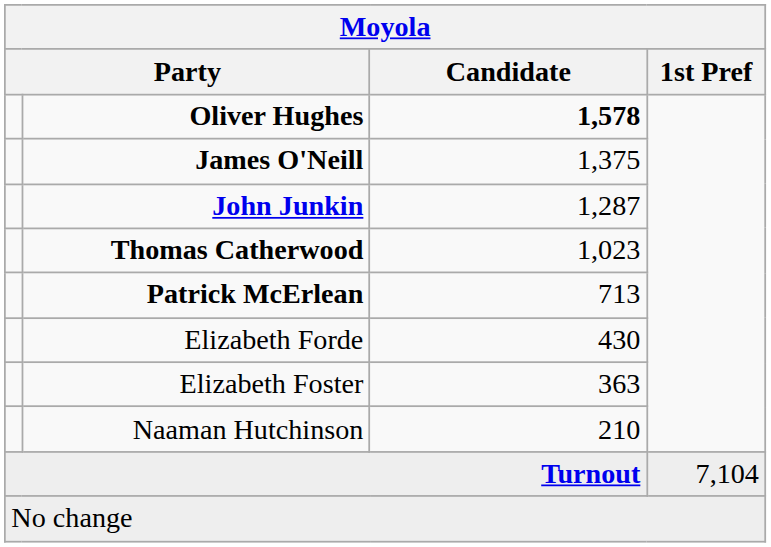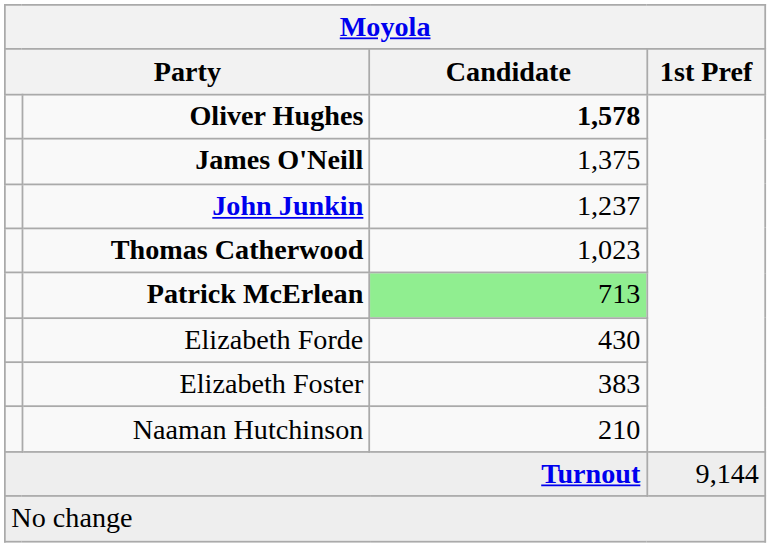(609, 205) 1,287 -> (609, 205) 1,237
(619, 294) no background -> (619, 294) lightgreen background
(619, 384) 363 -> (619, 384) 383
(727, 473) 7,104 -> (727, 473) 9,144
